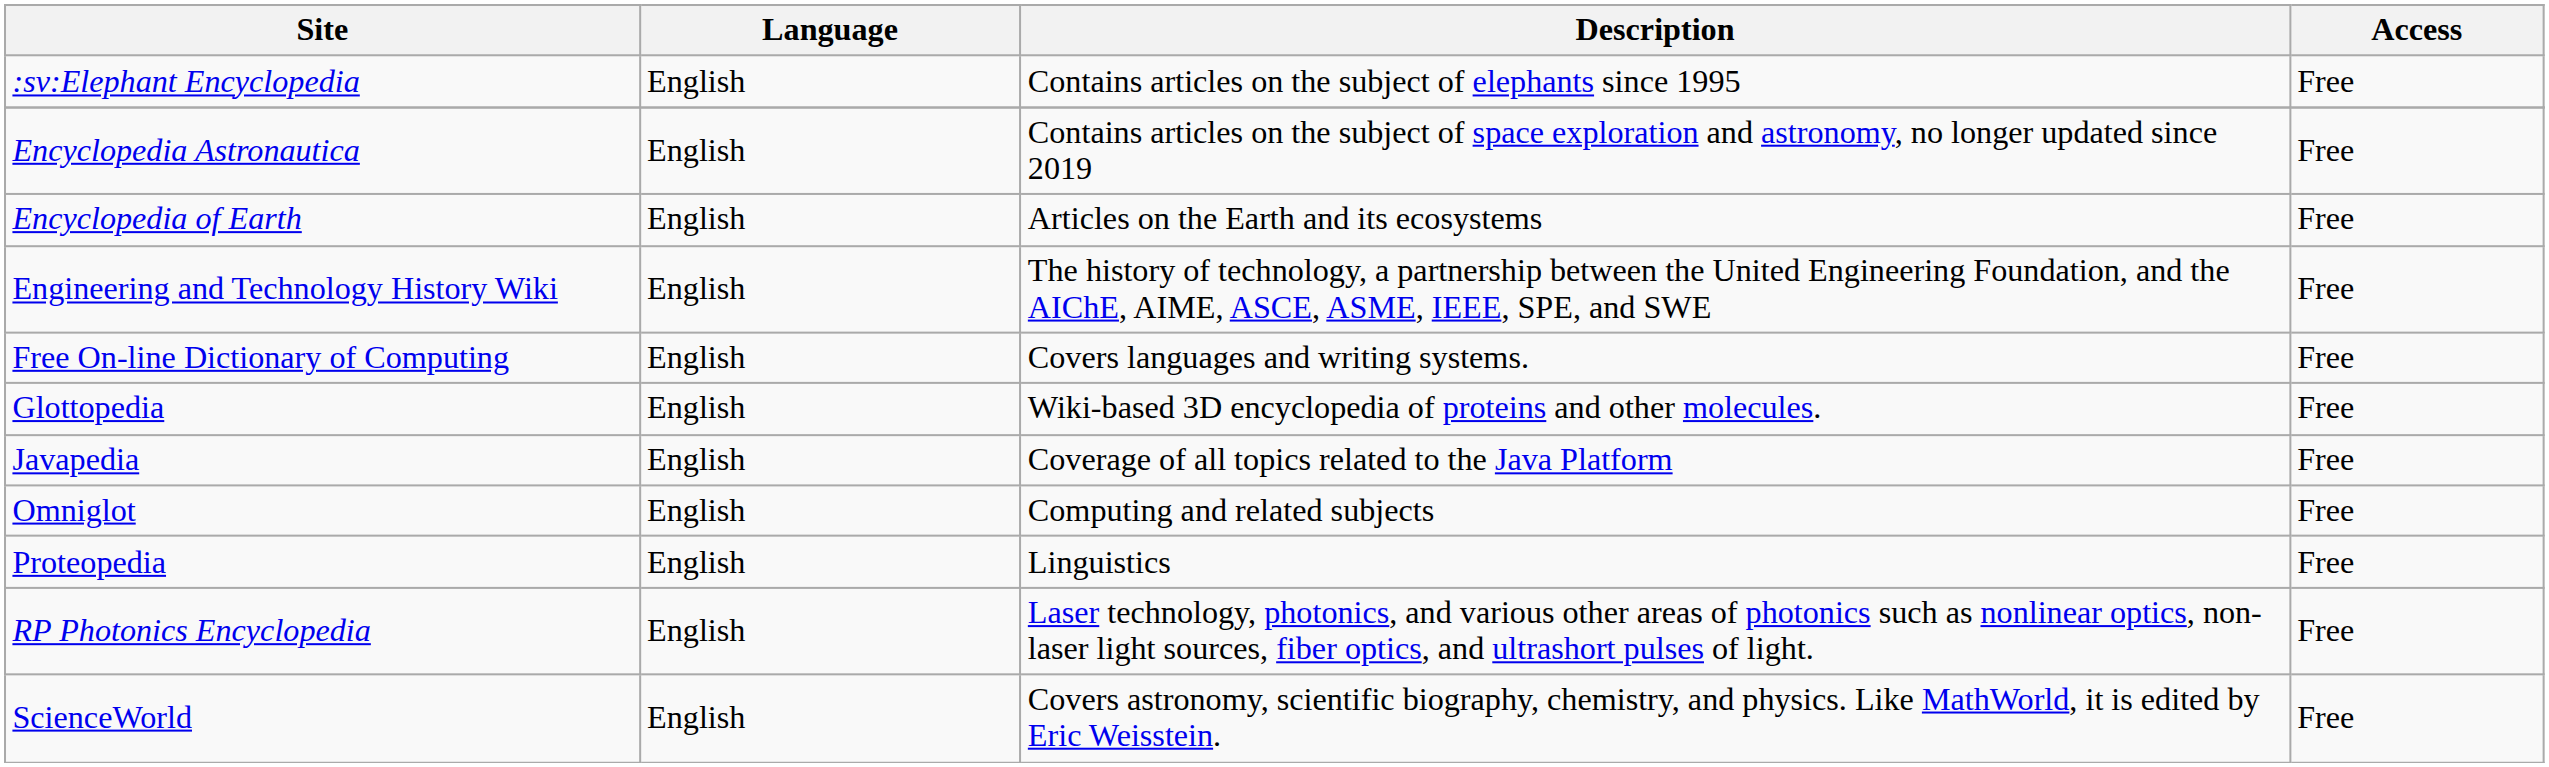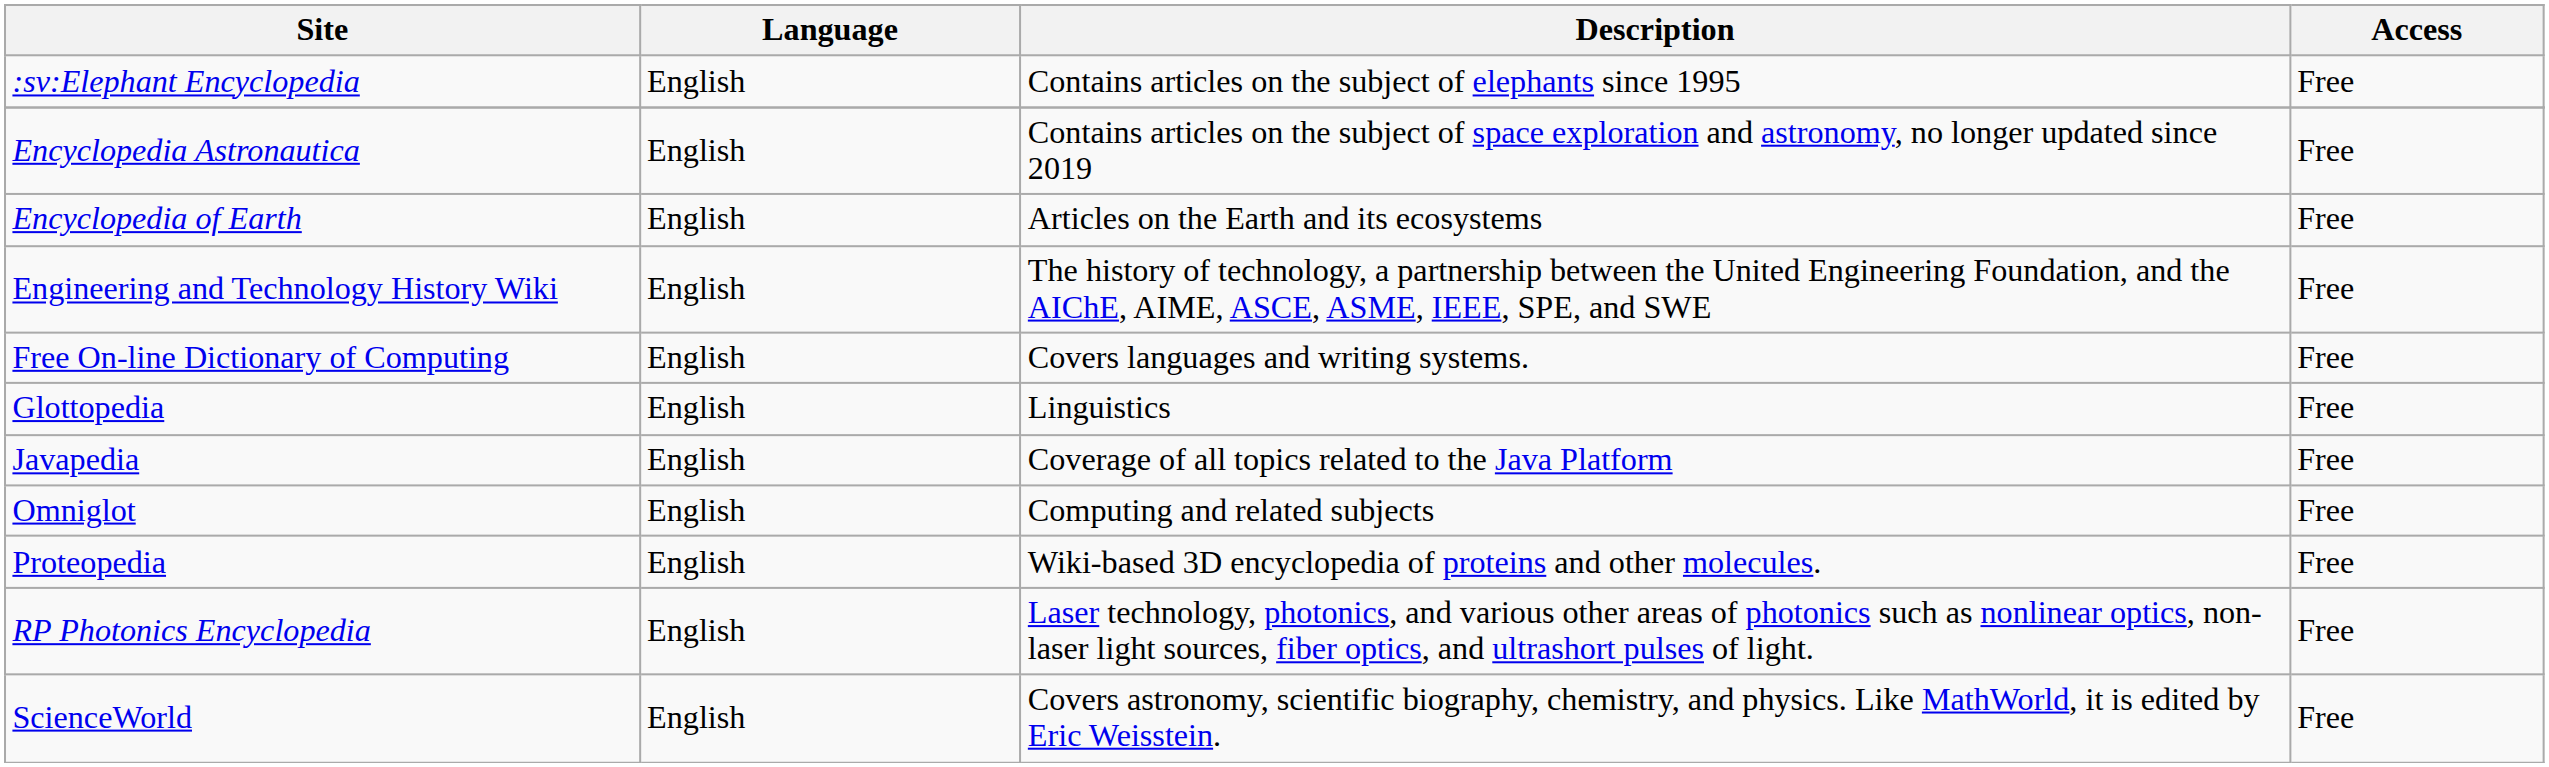(1425, 408) Wiki-based 3D encyclopedia of proteins and other molecules. -> (1099, 408) Linguistics
(1099, 561) Linguistics -> (1425, 561) Wiki-based 3D encyclopedia of proteins and other molecules.
